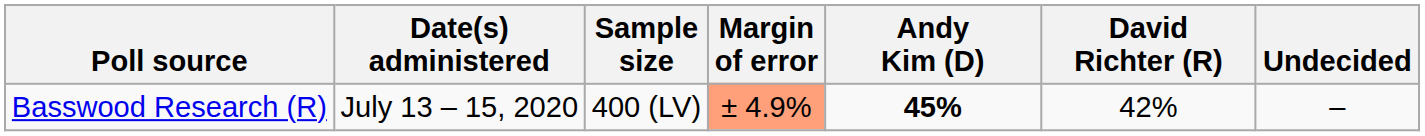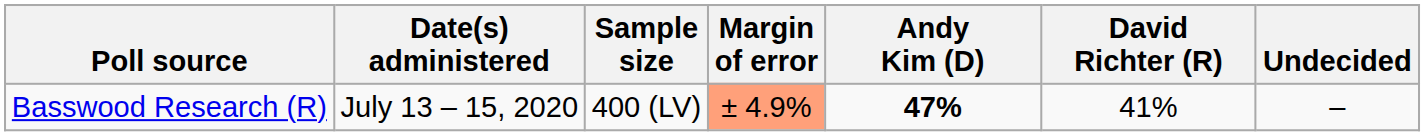(933, 107) 45% -> (933, 107) 47%
(1148, 107) 42% -> (1148, 107) 41%
